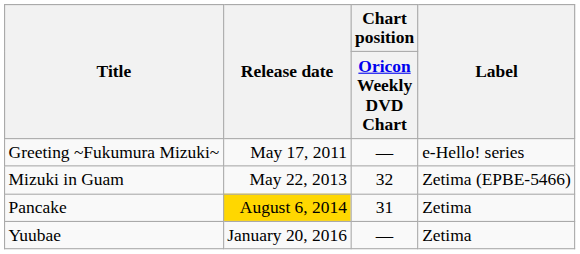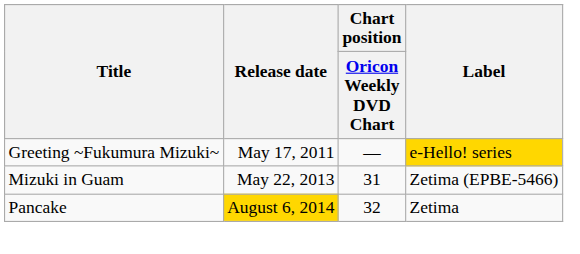(473, 152) no background -> (461, 152) gold background
(385, 179) 32 -> (372, 179) 31
(385, 207) 31 -> (372, 207) 32
- row: (35, 235)
